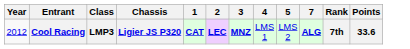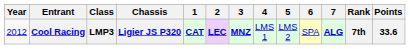+ column: (311, 12)
